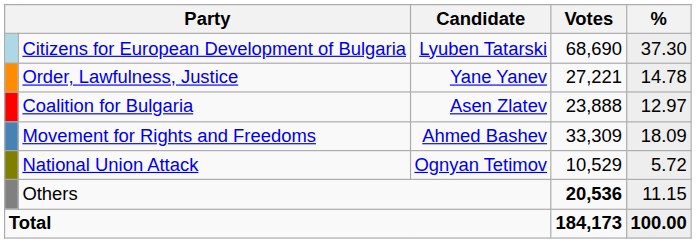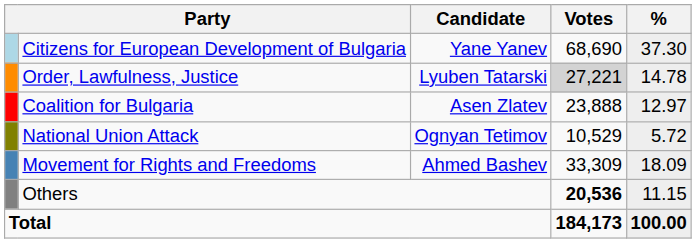(483, 48) Lyuben Tatarski -> (498, 48) Yane Yanev
(498, 77) Yane Yanev -> (483, 77) Lyuben Tatarski
(594, 77) no background -> (594, 77) lightgrey background
rows swapped: (169, 135) <-> (110, 164)
